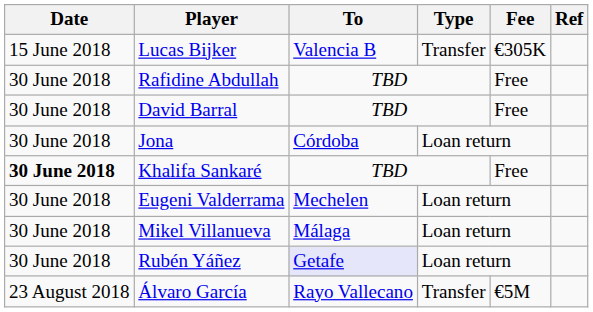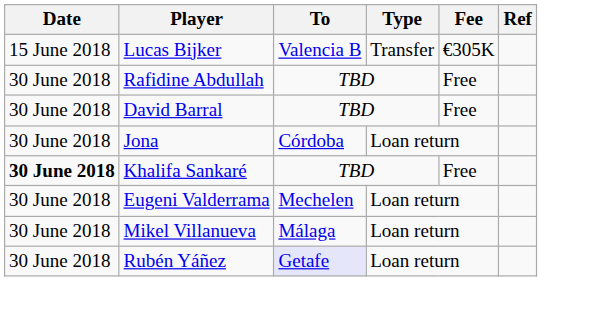- row: (193, 291)
